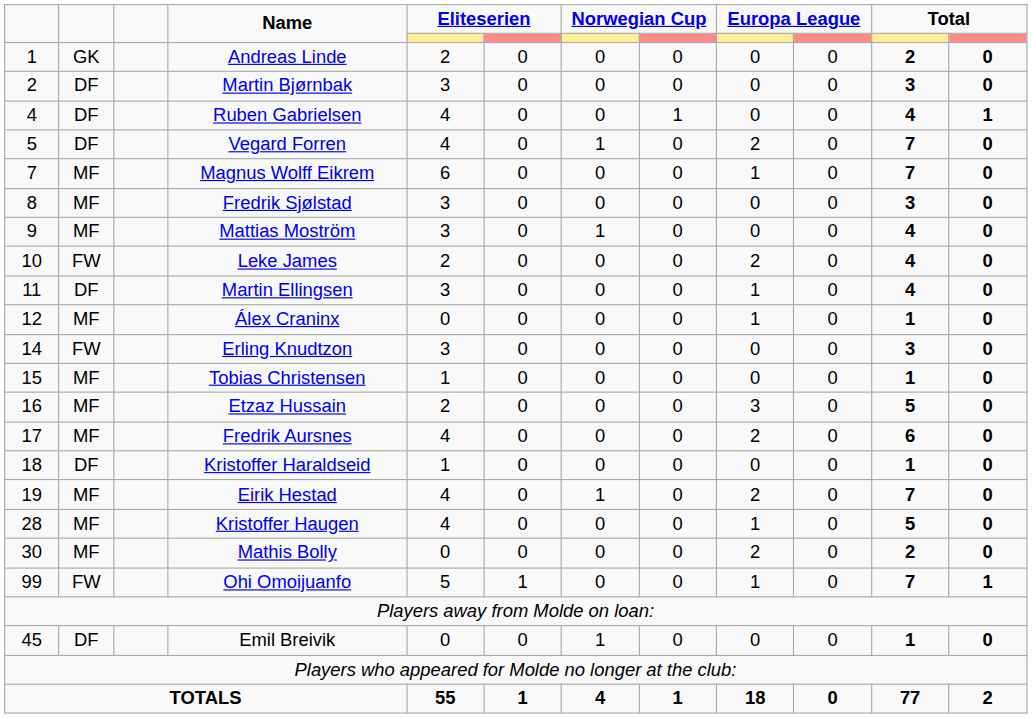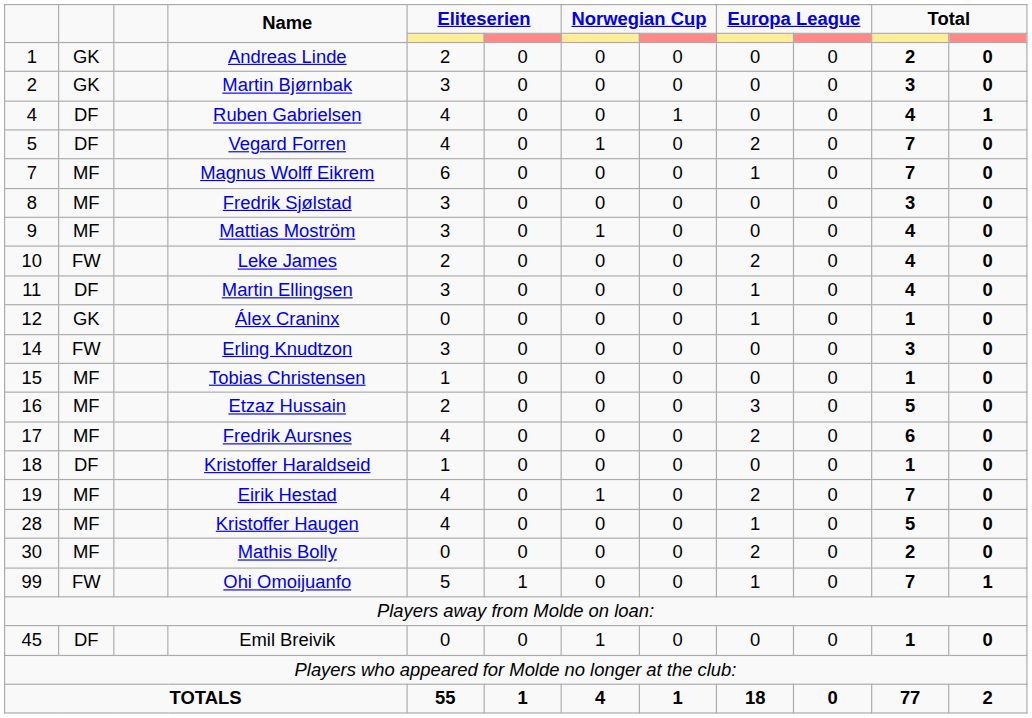(86, 85) DF -> (86, 85) GK
(86, 319) MF -> (86, 319) GK
